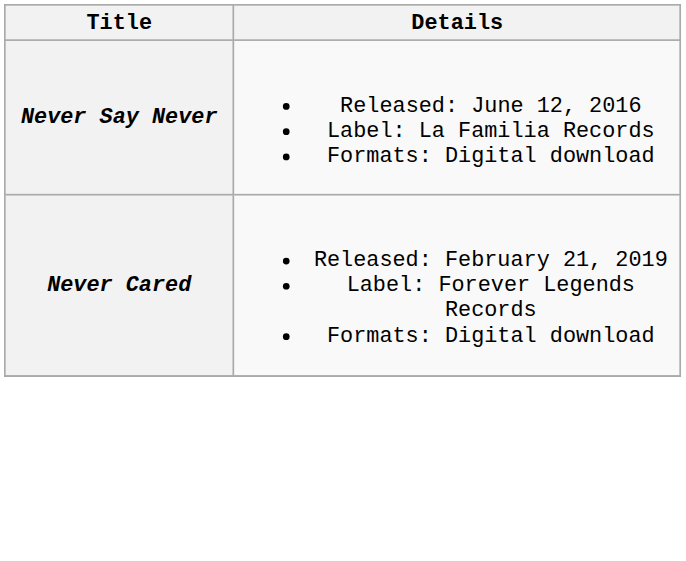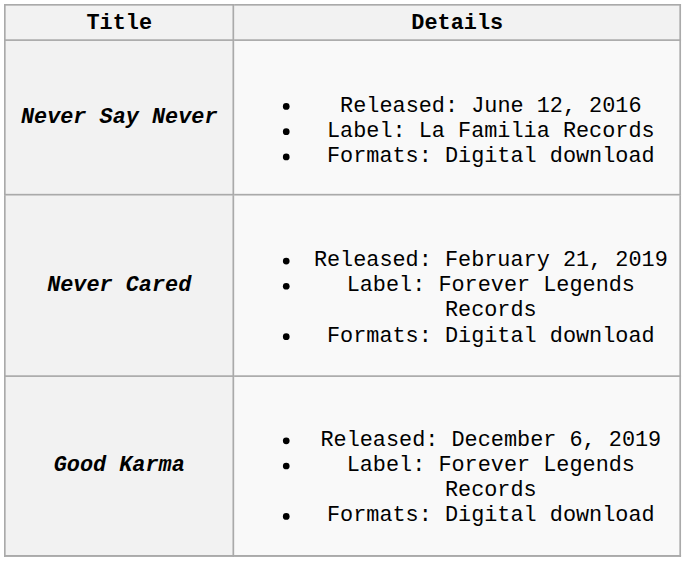+ row: (119, 465)
